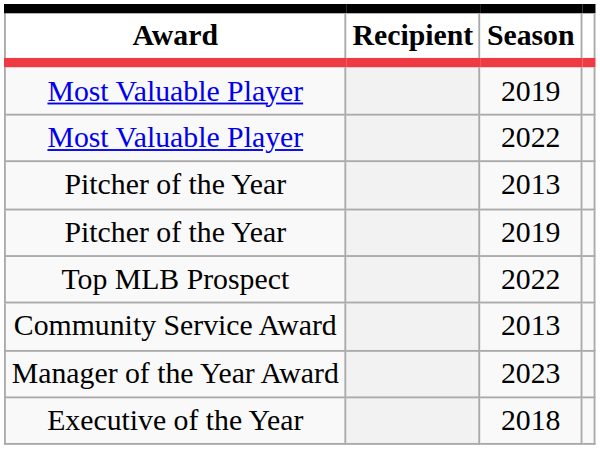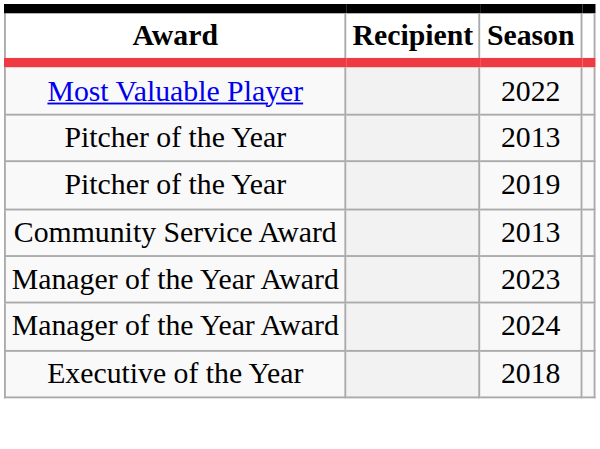- row: (175, 90)
- row: (175, 278)
+ row: (175, 326)
